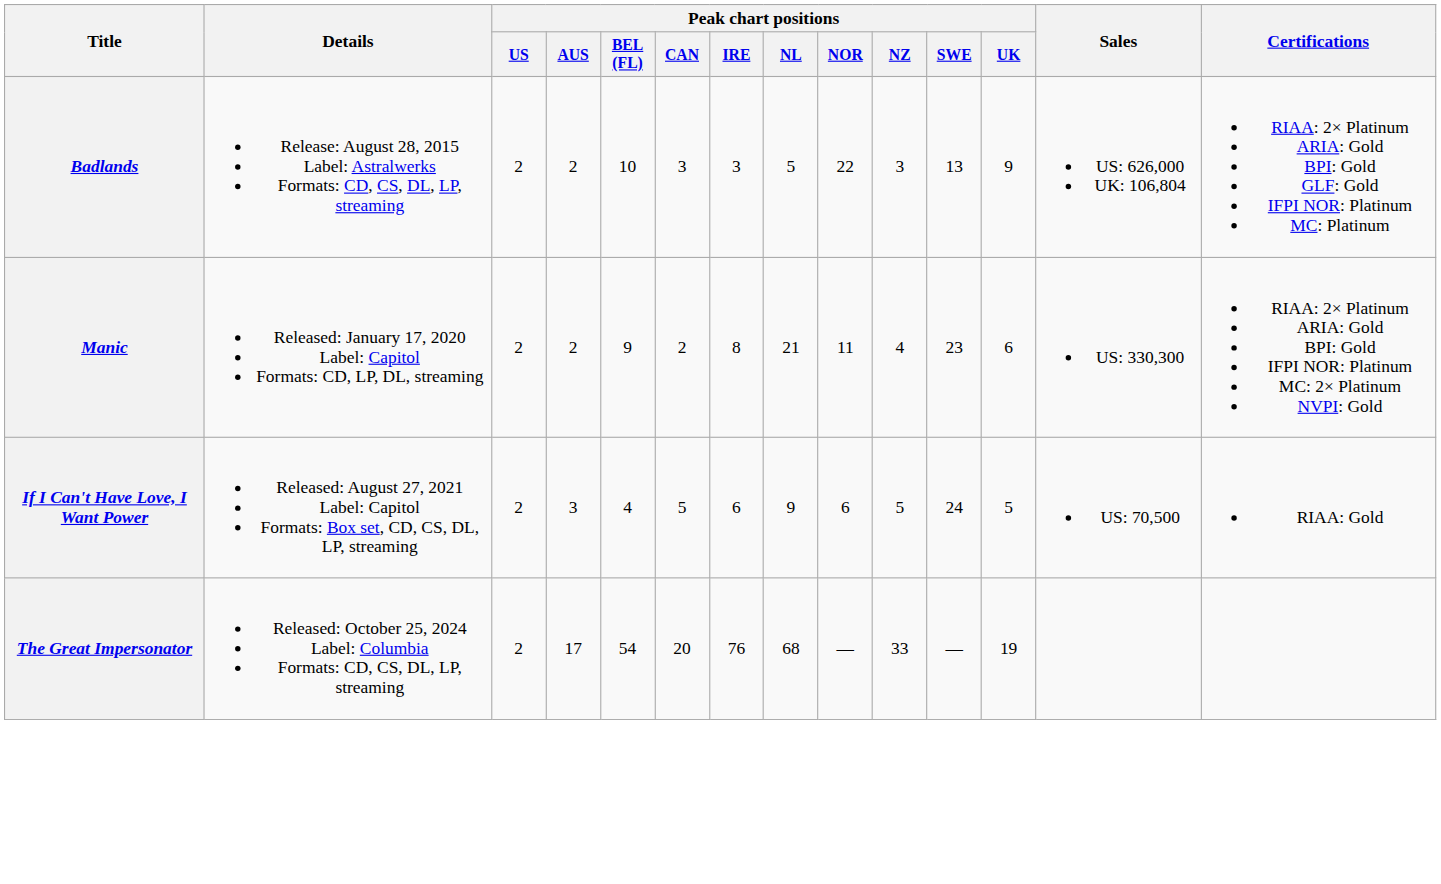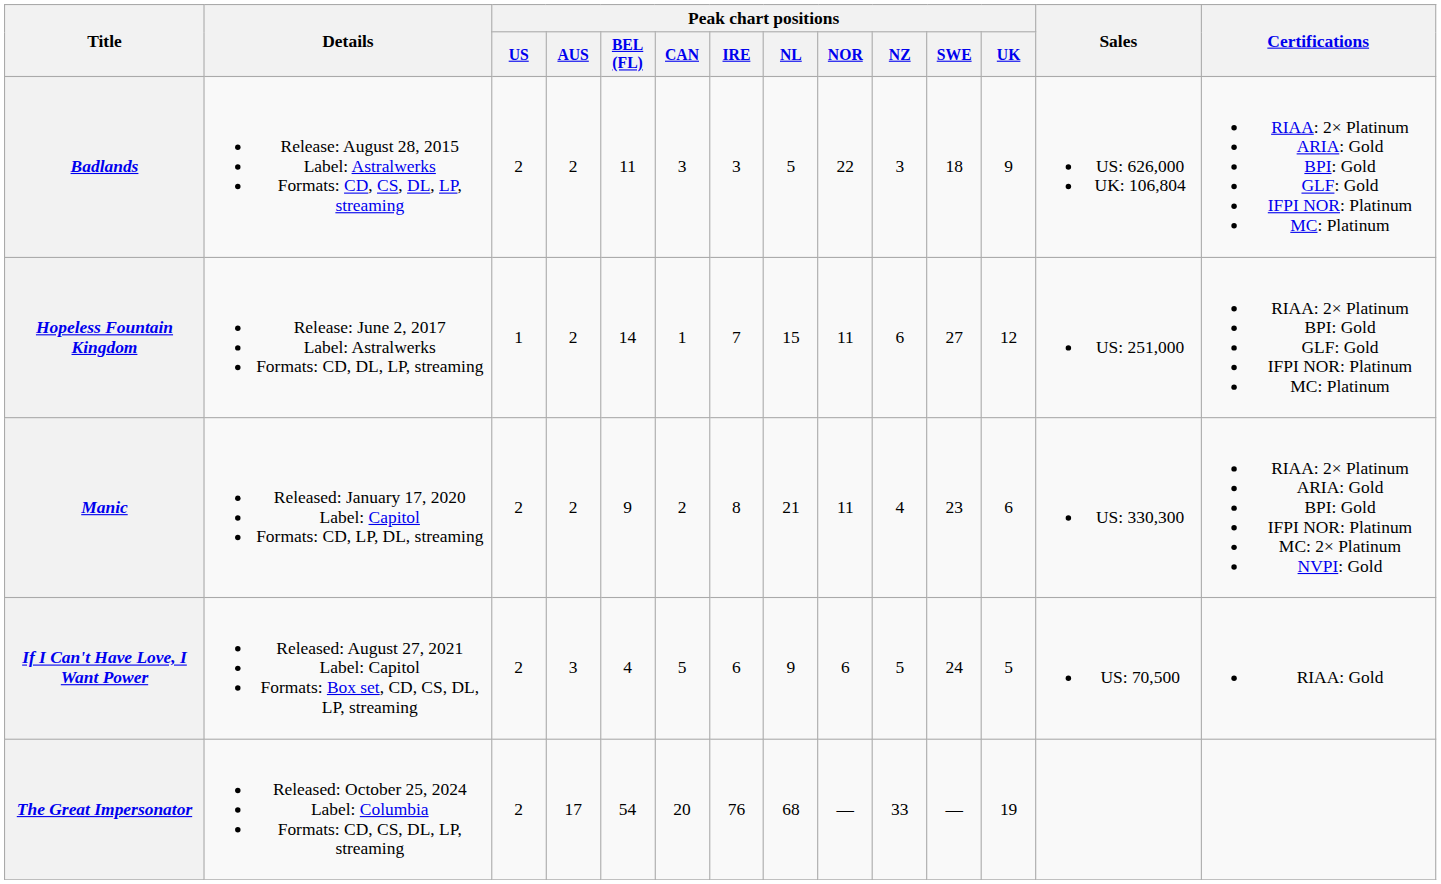(628, 166) 10 -> (628, 166) 11
(954, 166) 13 -> (954, 166) 18
+ row: (104, 337)
